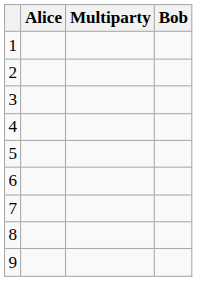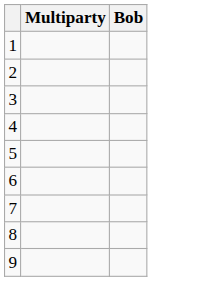- column: (43, 18)
